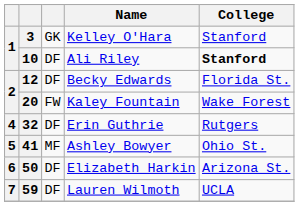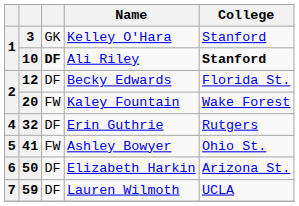(53, 59) normal -> (53, 59) bold
(53, 146) MF -> (53, 146) FW
